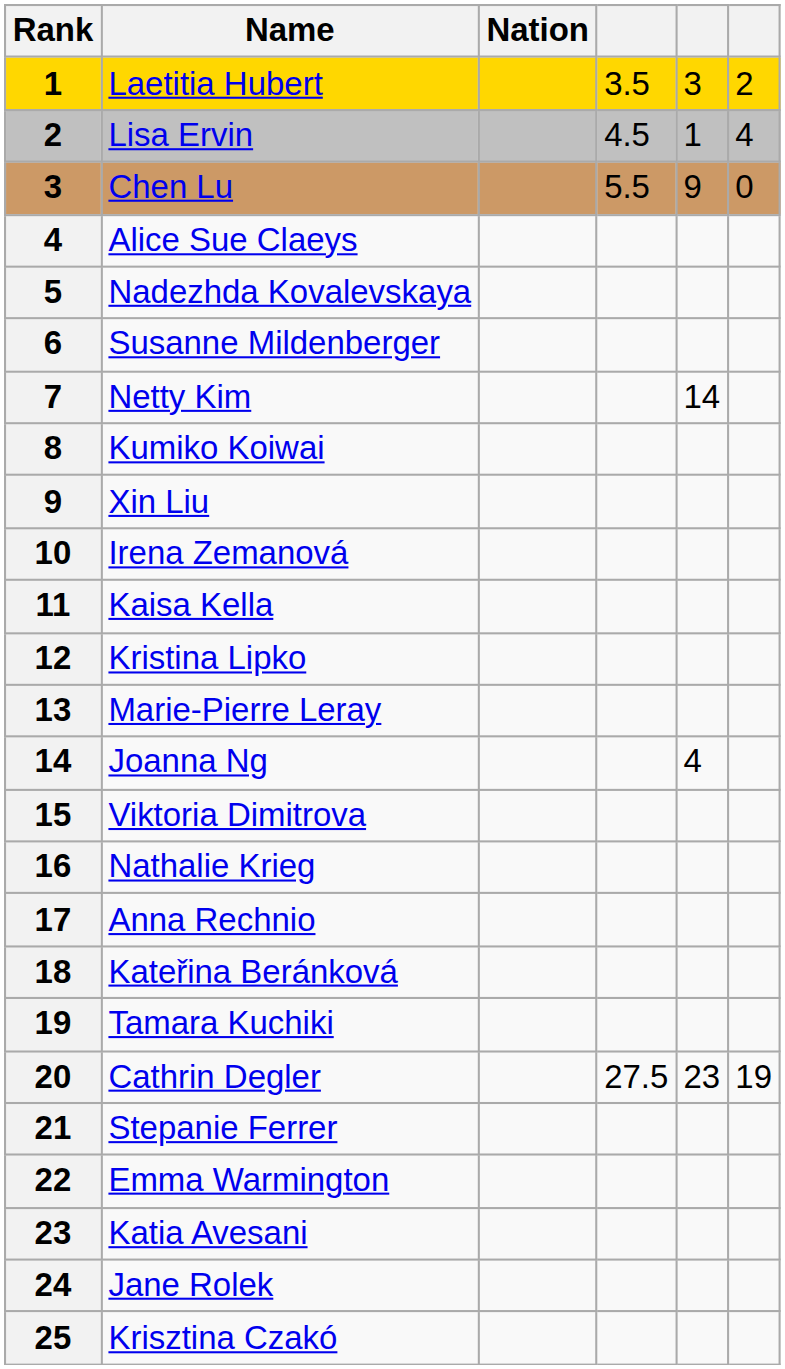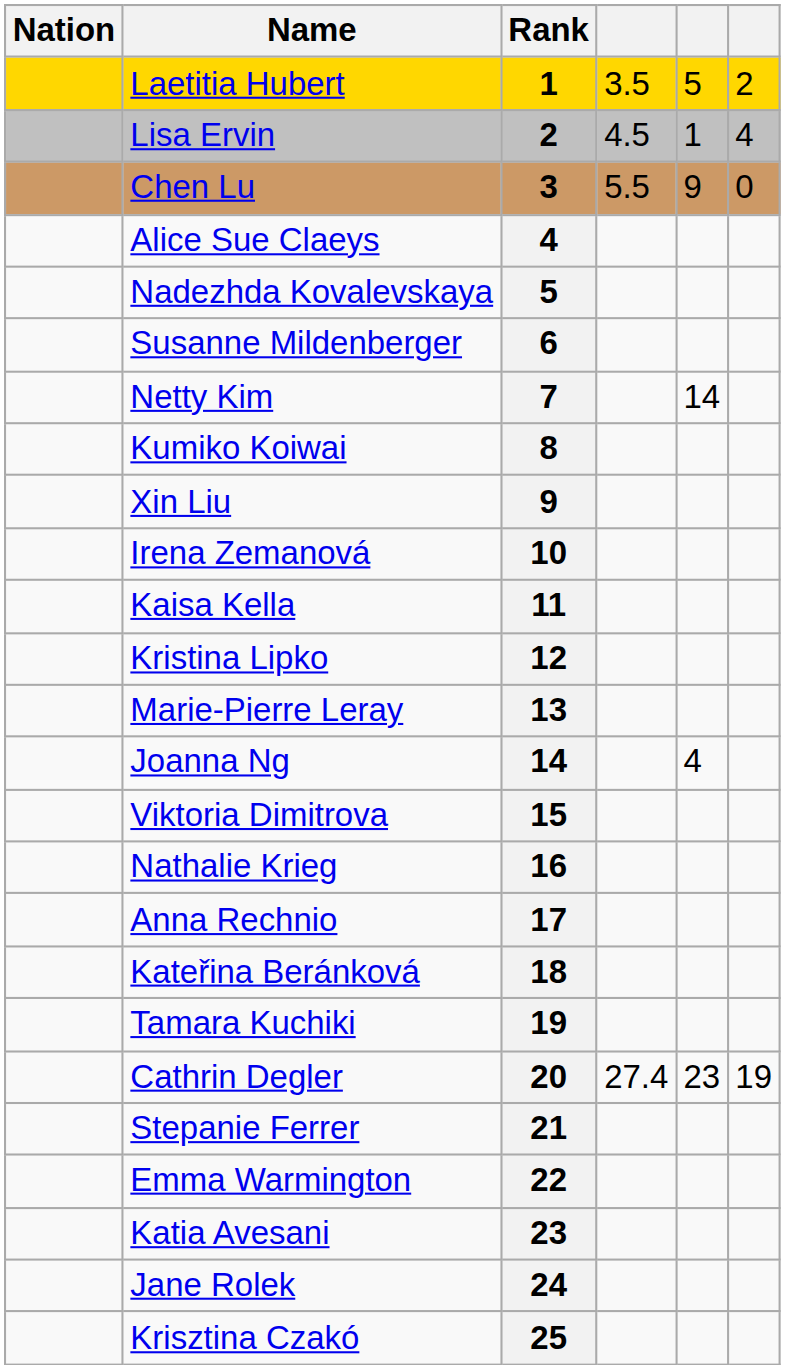columns swapped: (53, 30) <-> (538, 30)
(693, 82) 3 -> (693, 82) 5
(636, 1076) 27.5 -> (636, 1076) 27.4
